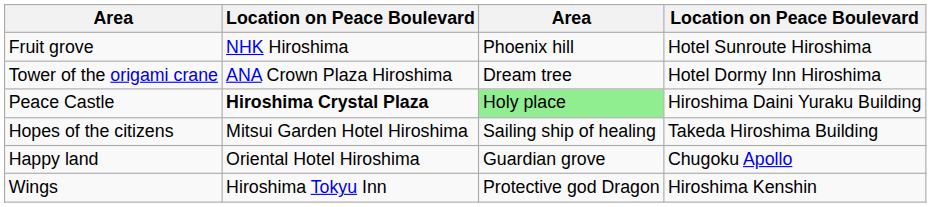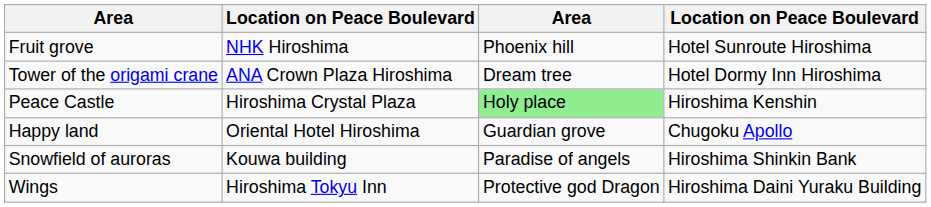(327, 103) bold -> (321, 103) normal
(795, 103) Hiroshima Daini Yuraku Building -> (742, 103) Hiroshima Kenshin
- row: (91, 131)
+ row: (90, 159)
(742, 187) Hiroshima Kenshin -> (795, 187) Hiroshima Daini Yuraku Building
